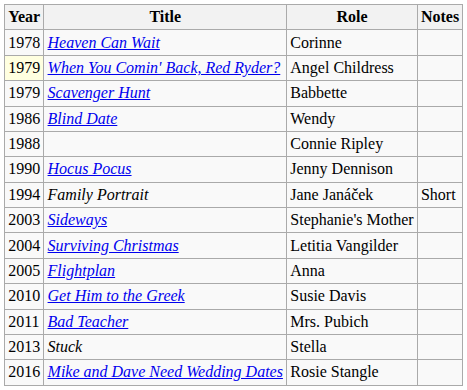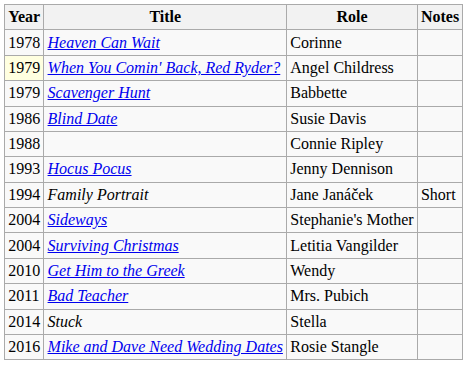(313, 118) Wendy -> (328, 118) Susie Davis
(24, 169) 1990 -> (24, 169) 1993
(24, 220) 2003 -> (24, 220) 2004
- row: (81, 270)
(328, 296) Susie Davis -> (313, 270) Wendy
(24, 347) 2013 -> (24, 321) 2014
